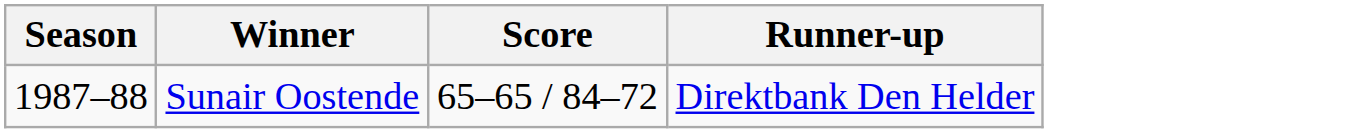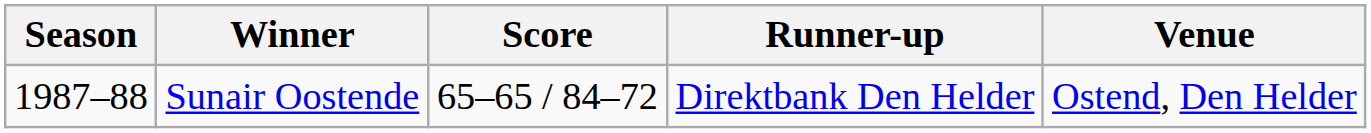+ column: (1204, 34)
